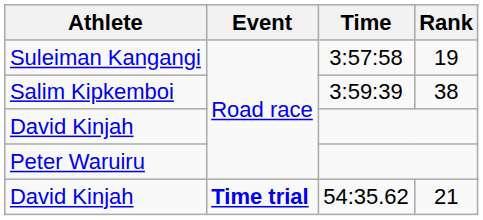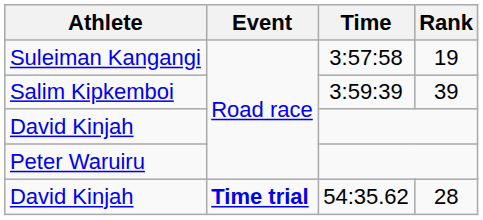(446, 92) 38 -> (446, 92) 39
(446, 197) 21 -> (446, 197) 28
